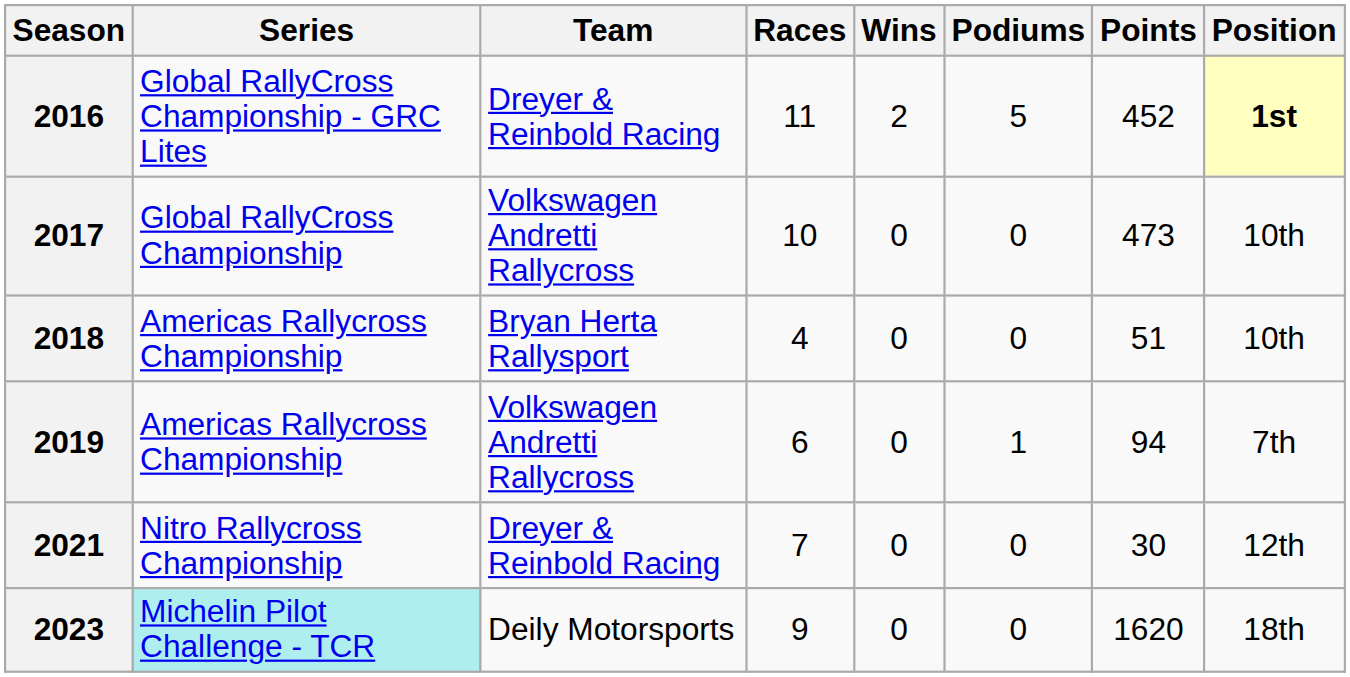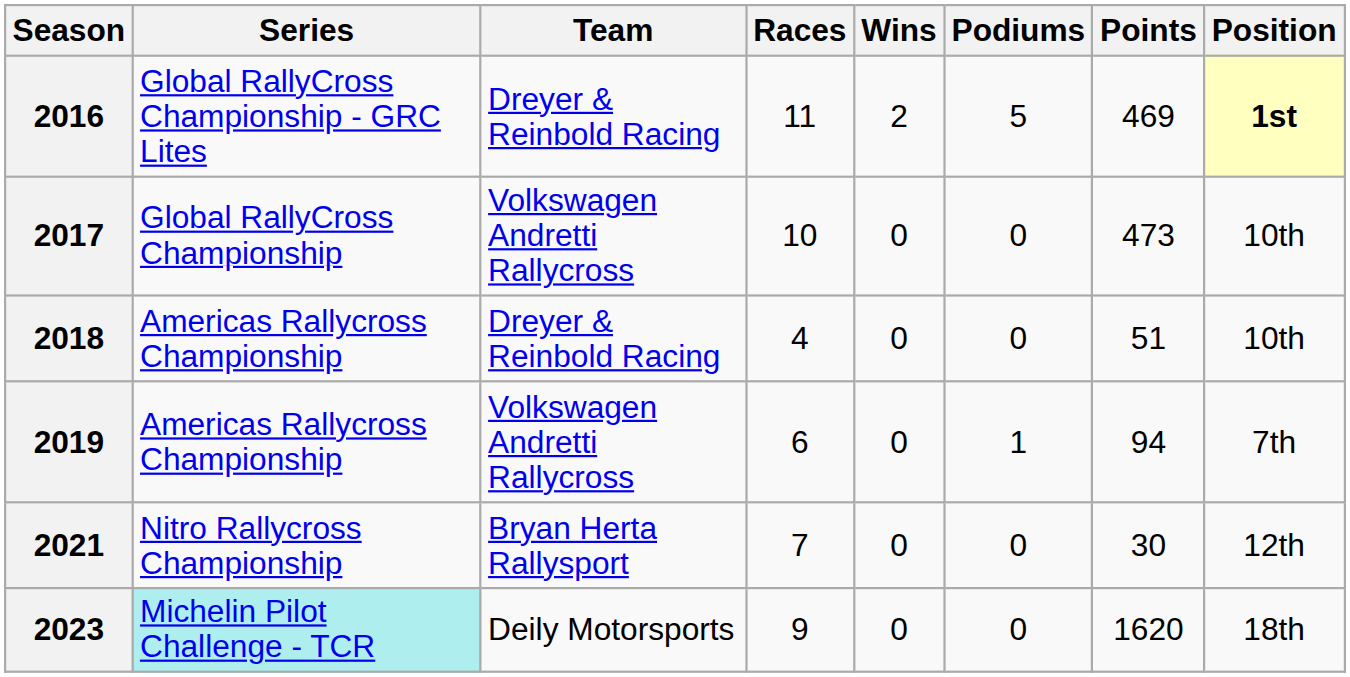(1148, 116) 452 -> (1148, 116) 469
(573, 339) Bryan Herta Rallysport -> (604, 339) Dreyer & Reinbold Racing
(604, 545) Dreyer & Reinbold Racing -> (573, 545) Bryan Herta Rallysport
